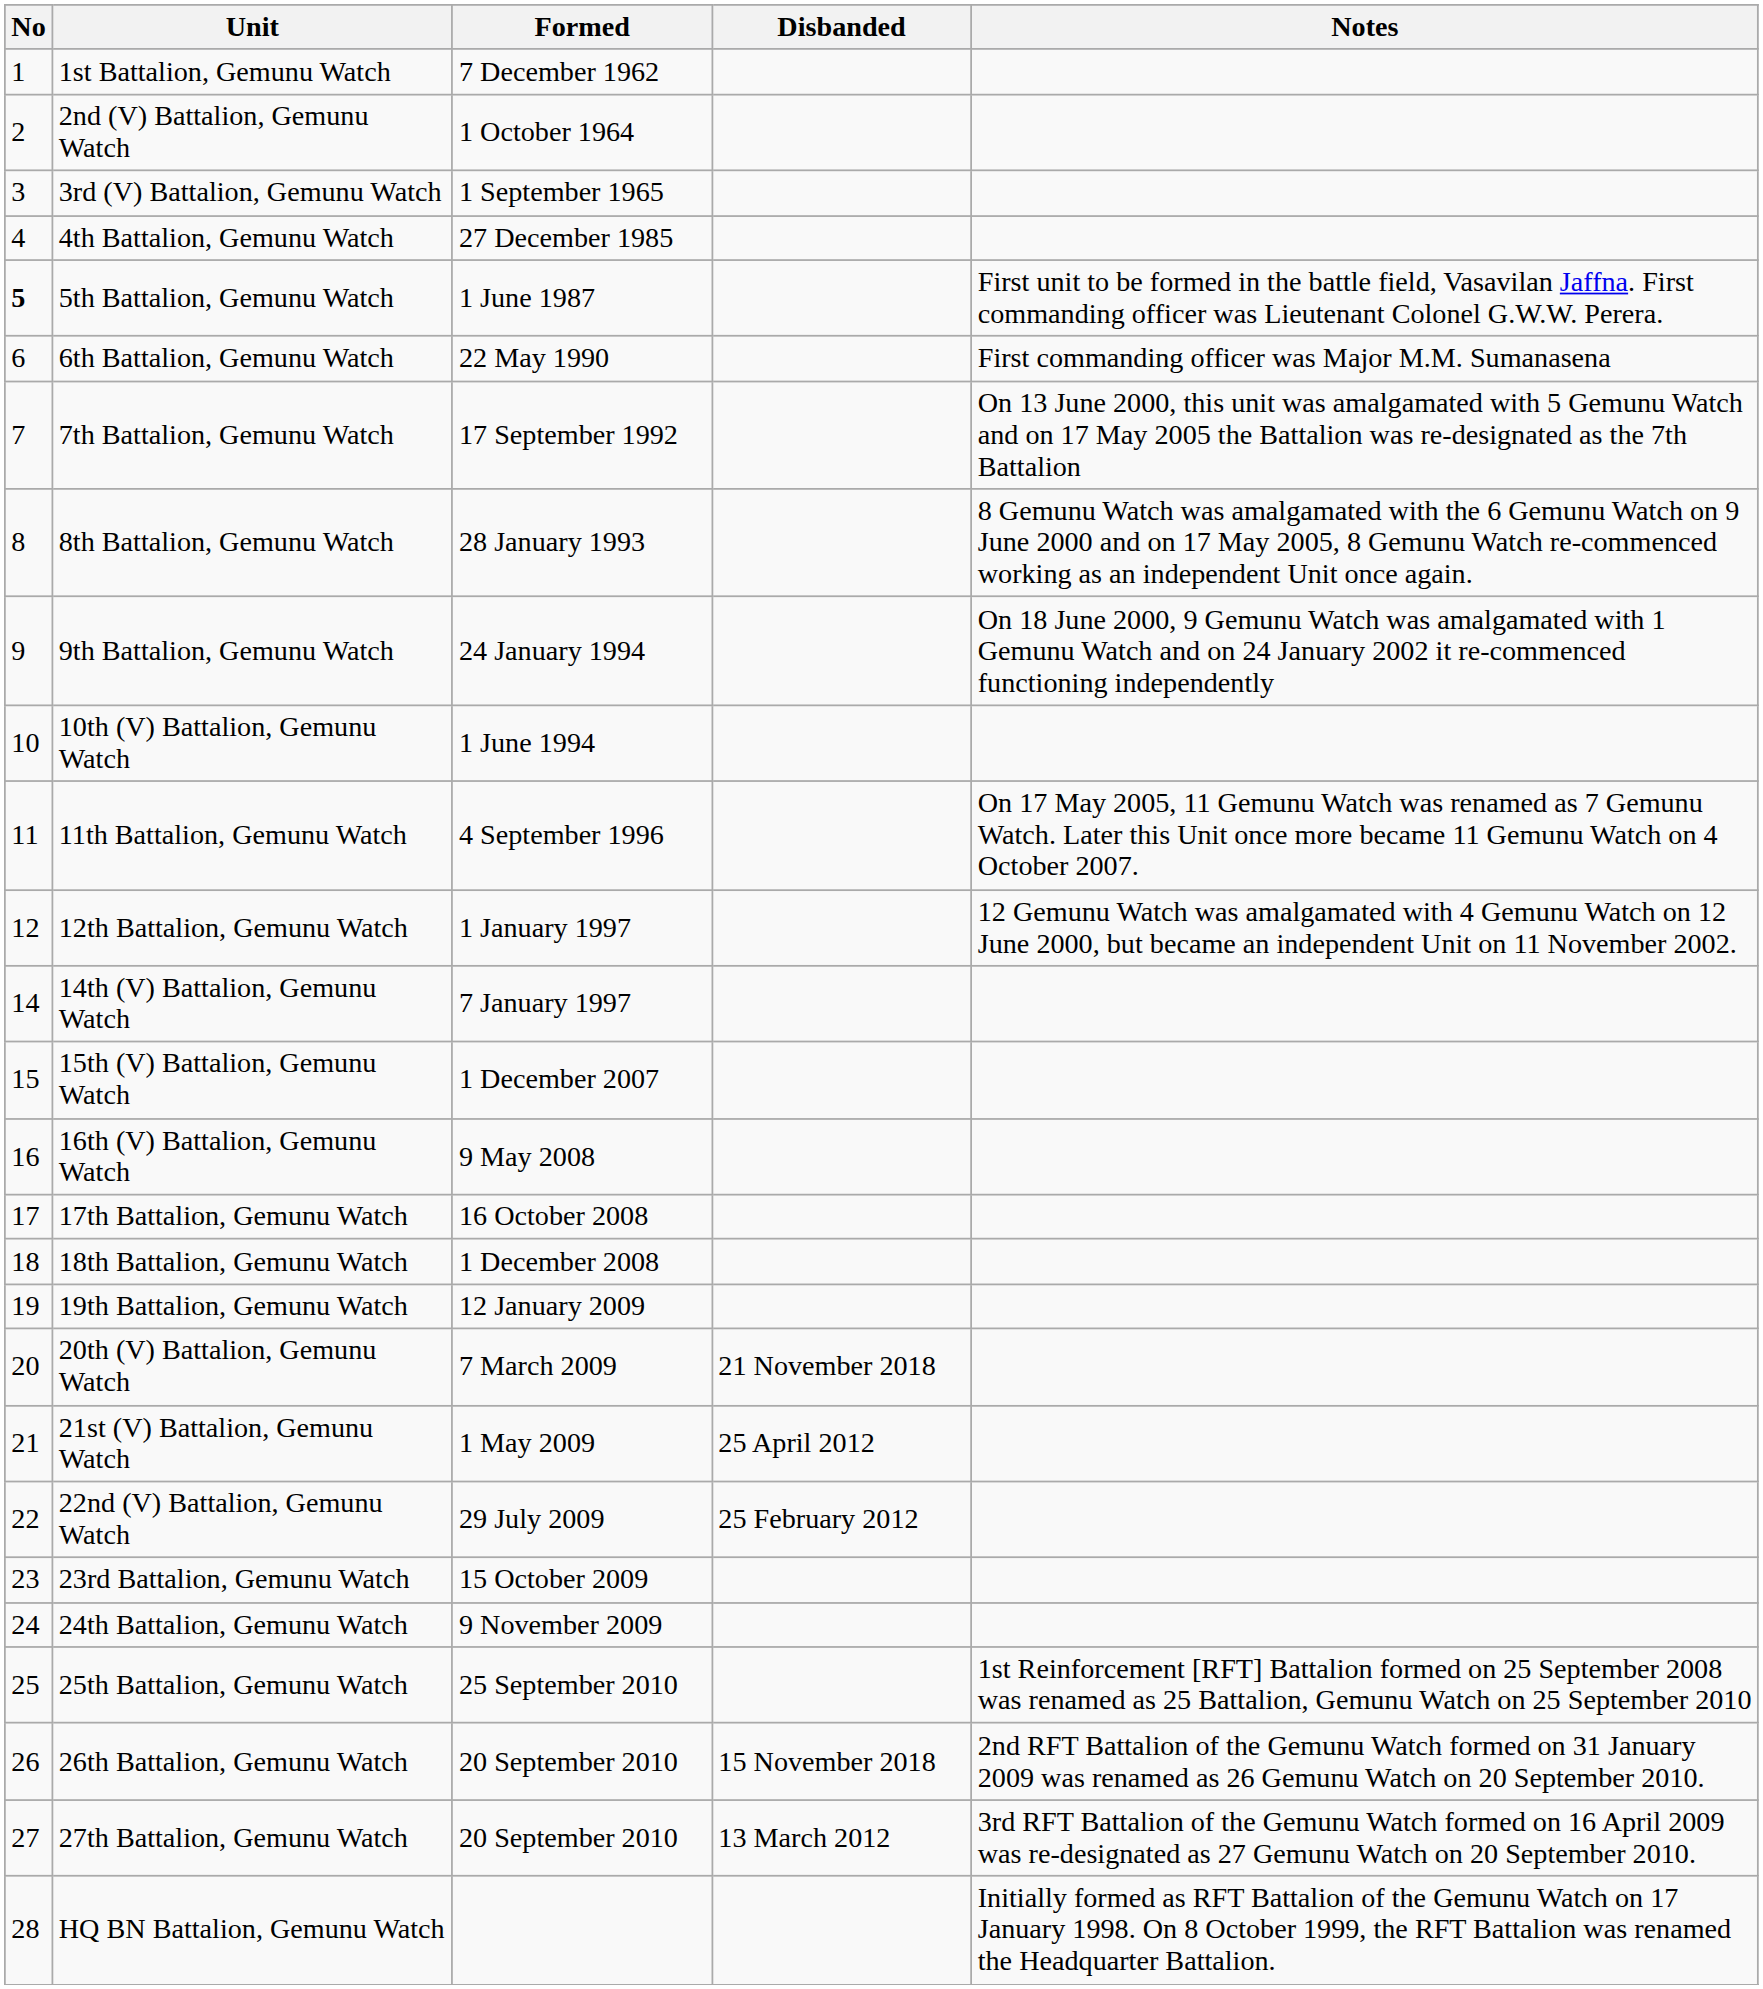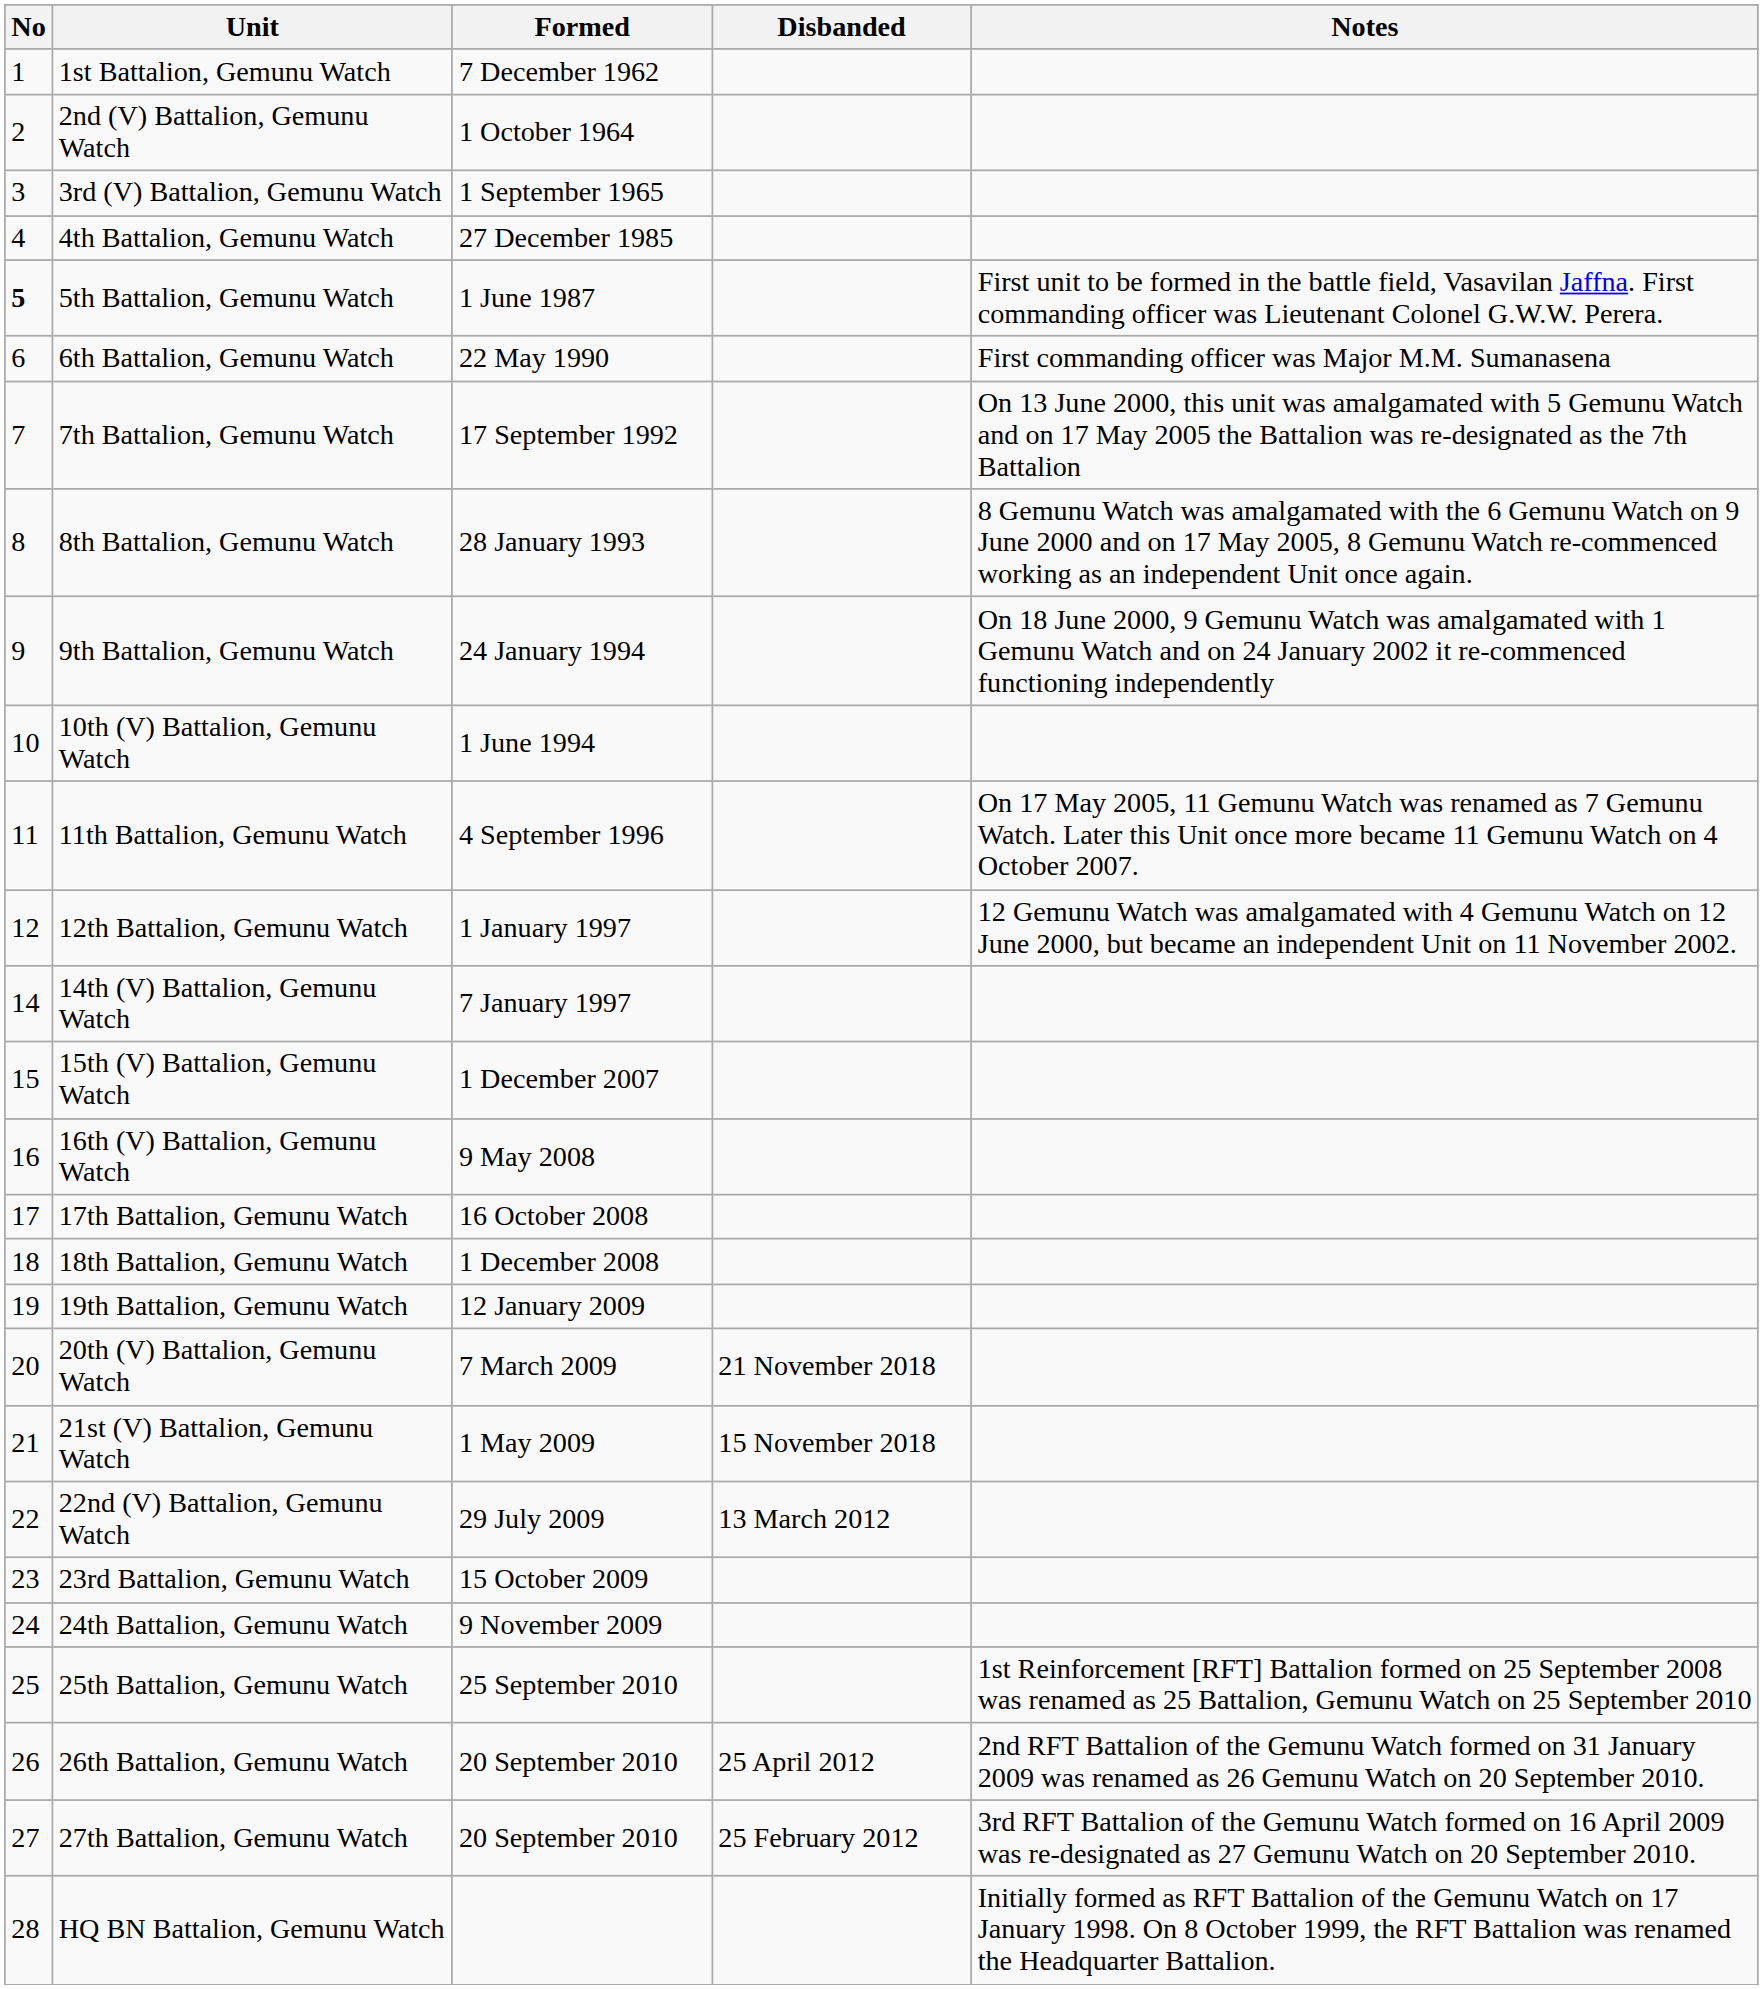(797, 1442) 25 April 2012 -> (827, 1442) 15 November 2018
(818, 1519) 25 February 2012 -> (804, 1519) 13 March 2012
(827, 1761) 15 November 2018 -> (797, 1761) 25 April 2012
(804, 1837) 13 March 2012 -> (818, 1837) 25 February 2012
